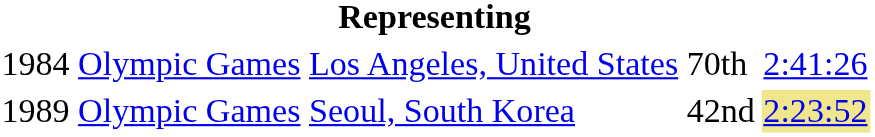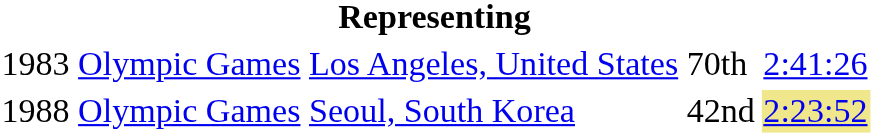(35, 63) 1984 -> (35, 63) 1983
(35, 110) 1989 -> (35, 110) 1988
